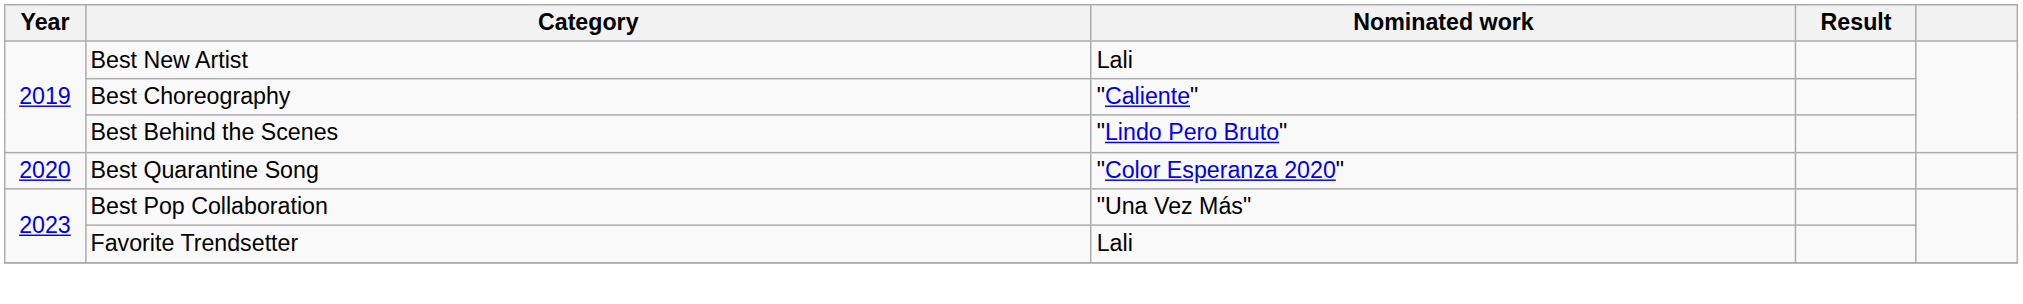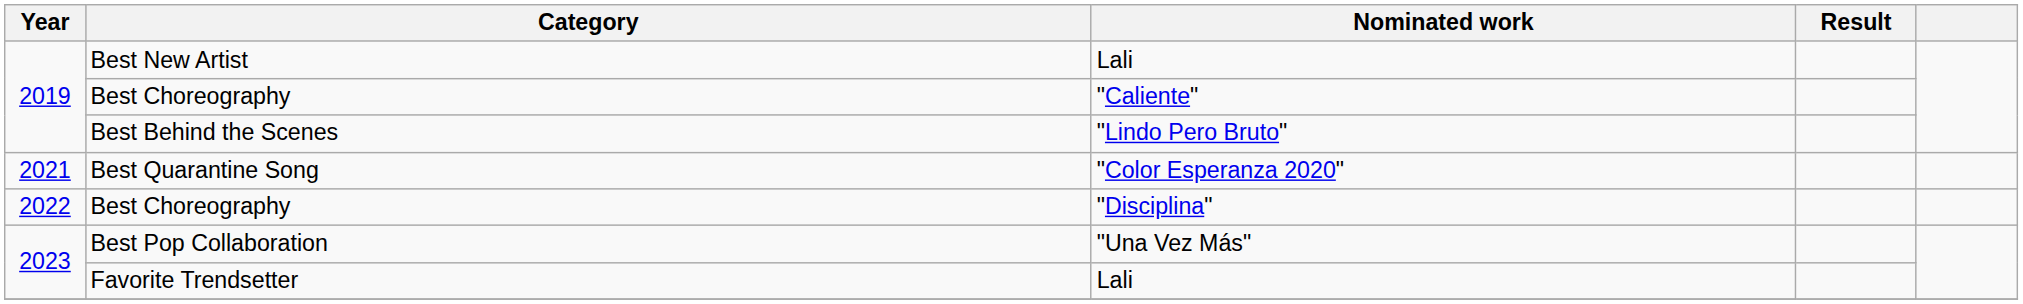(45, 170) 2020 -> (45, 170) 2021
+ row: (190, 206)
